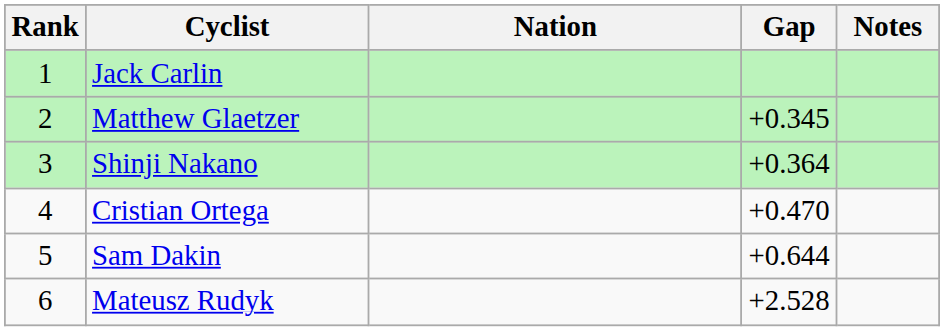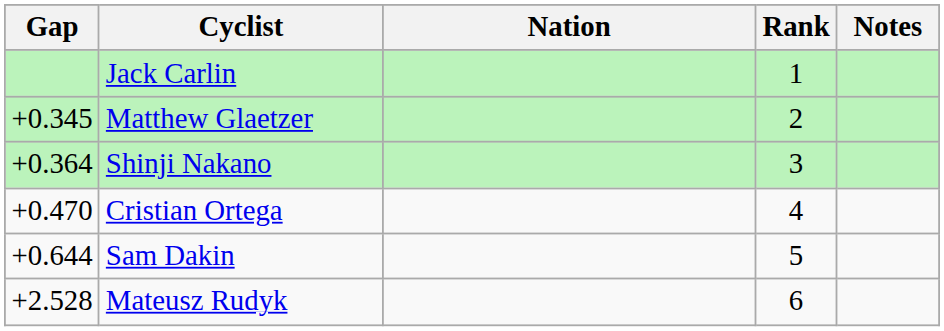columns swapped: (45, 27) <-> (789, 27)
